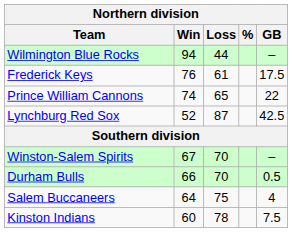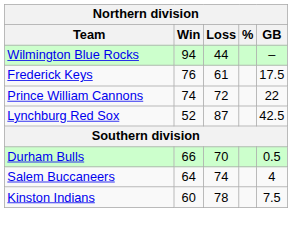(221, 95) 65 -> (221, 95) 72
- row: (70, 156)
(221, 197) 75 -> (221, 177) 74
